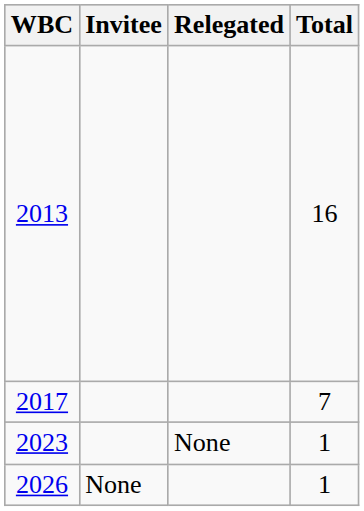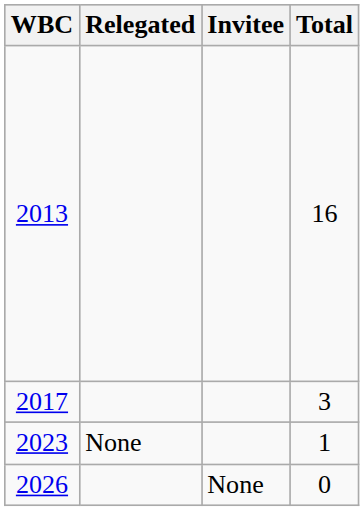columns swapped: (229, 25) <-> (124, 25)
(325, 401) 7 -> (325, 401) 3
(325, 484) 1 -> (325, 484) 0
